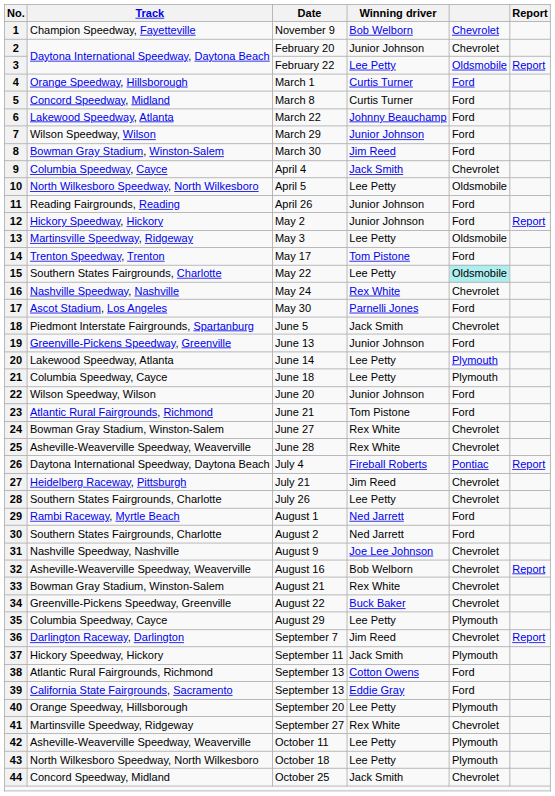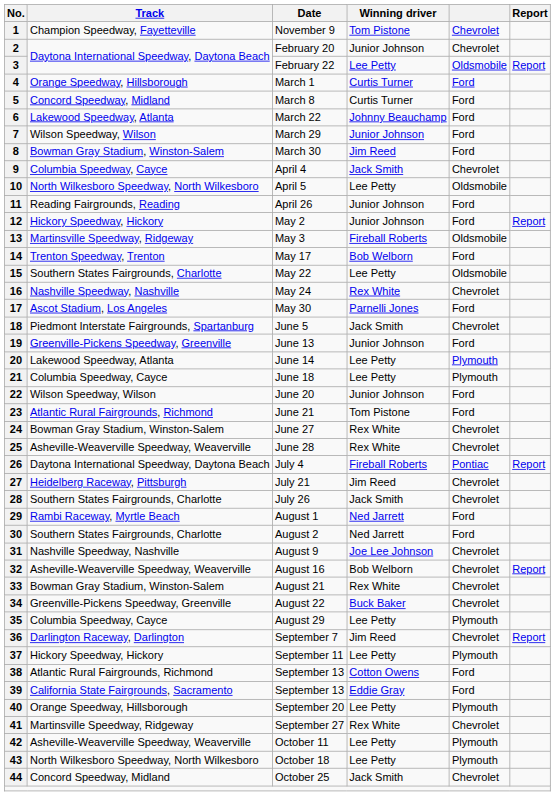(381, 30) Bob Welborn -> (380, 30) Tom Pistone
(373, 238) Lee Petty -> (388, 238) Fireball Roberts
(380, 256) Tom Pistone -> (381, 256) Bob Welborn
(479, 273) paleturquoise background -> (479, 273) no background
(373, 499) Lee Petty -> (376, 499) Jack Smith
(376, 655) Jack Smith -> (373, 655) Lee Petty
